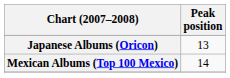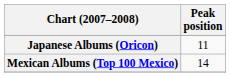(203, 44) 13 -> (203, 44) 11
